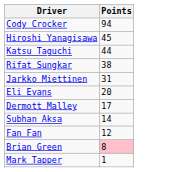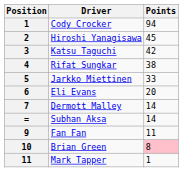+ column: (27, 11)
(106, 52) 44 -> (151, 52) 42
(106, 79) 31 -> (151, 79) 33
(106, 106) 17 -> (151, 106) 14
(106, 133) 12 -> (151, 133) 11
